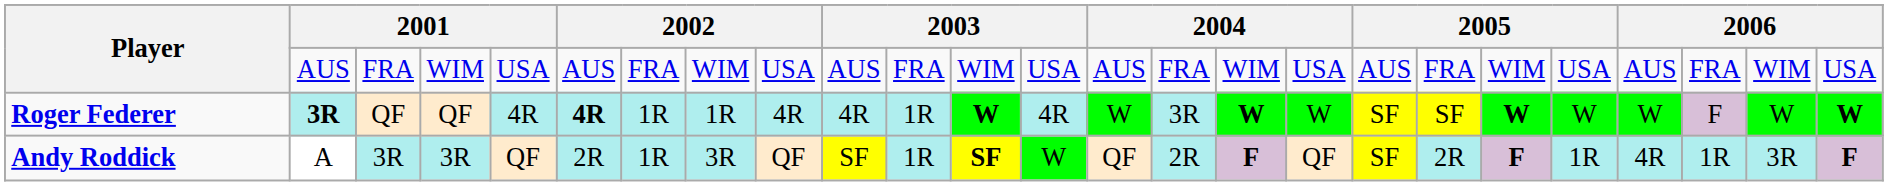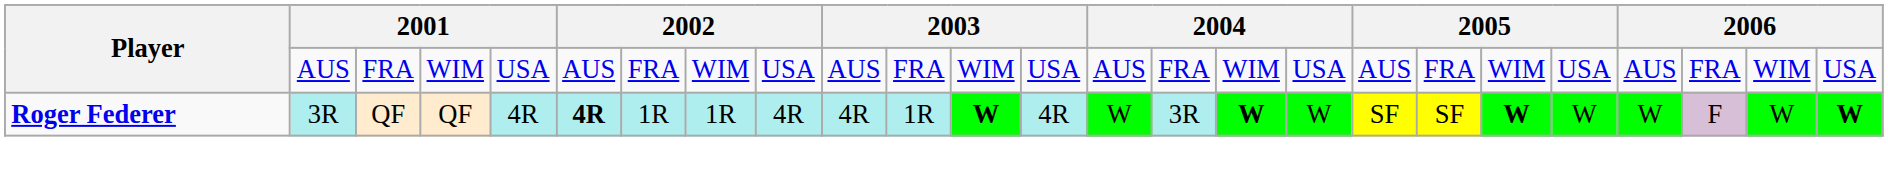(323, 113) bold -> (323, 113) normal
- row: (93, 157)
